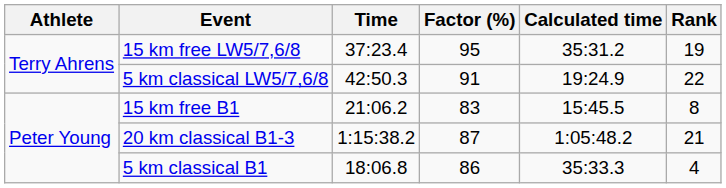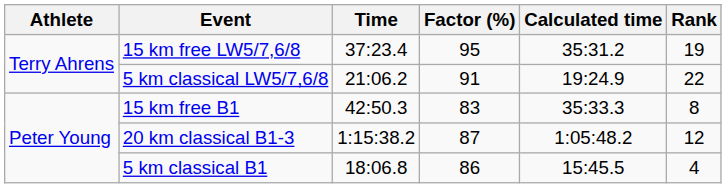(376, 79) 42:50.3 -> (376, 79) 21:06.2
(376, 109) 21:06.2 -> (376, 109) 42:50.3
(593, 109) 15:45.5 -> (593, 109) 35:33.3
(694, 138) 21 -> (694, 138) 12
(593, 168) 35:33.3 -> (593, 168) 15:45.5
